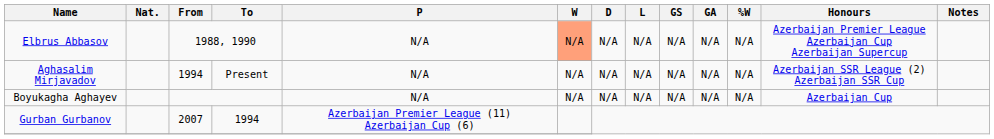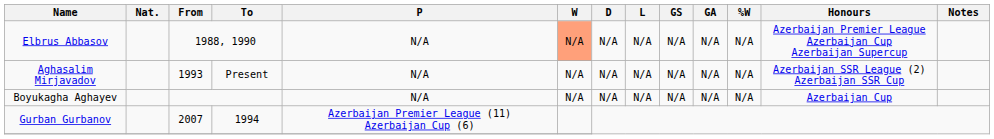(191, 75) 1994 -> (191, 75) 1993
